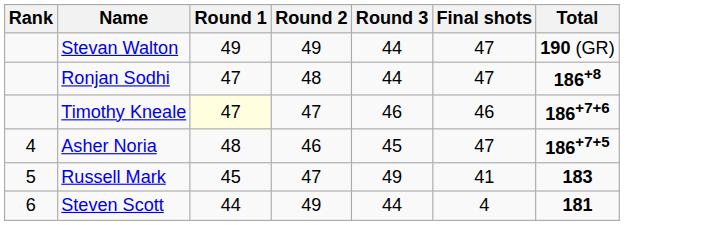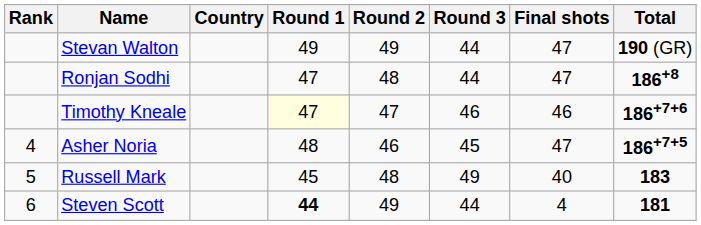+ column: (229, 18)
(311, 176) 47 -> (389, 176) 48
(484, 176) 41 -> (562, 176) 40
(231, 205) normal -> (308, 205) bold
